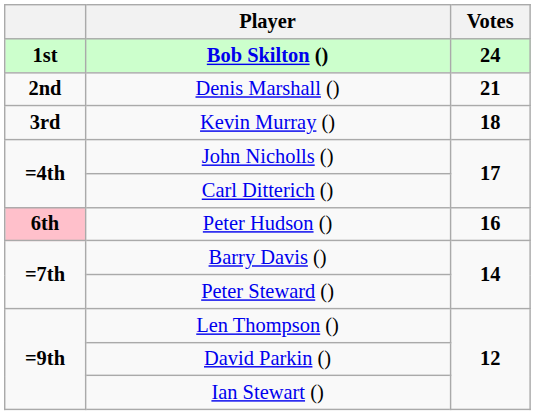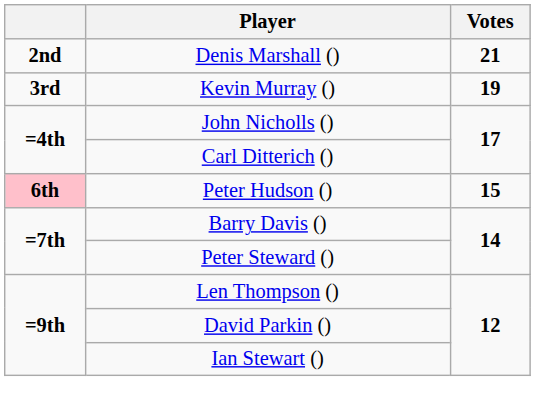- row: (268, 55)
(490, 122) 18 -> (490, 89) 19
(490, 224) 16 -> (490, 190) 15
